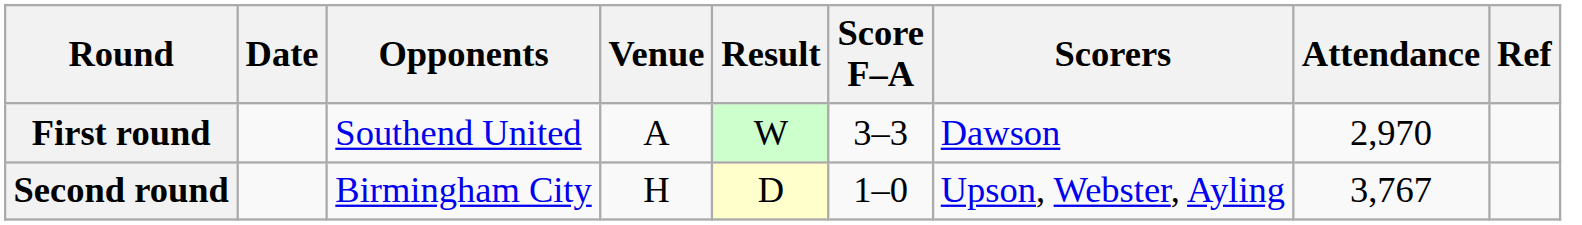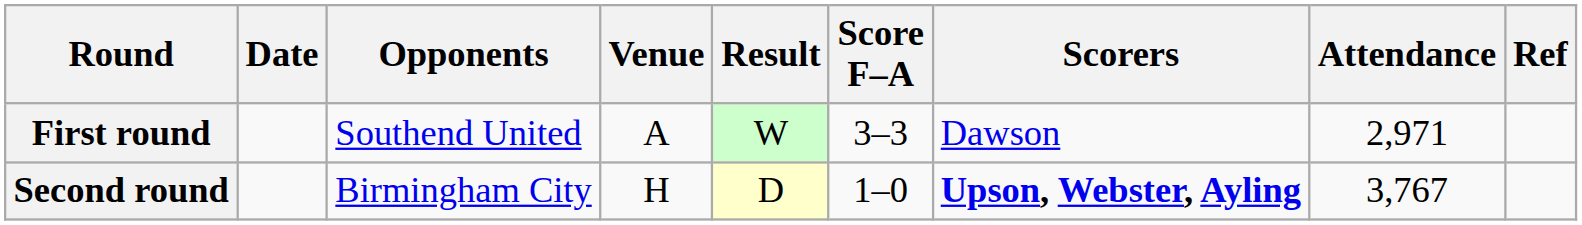(1391, 132) 2,970 -> (1407, 132) 2,971
(1113, 190) normal -> (1121, 190) bold
